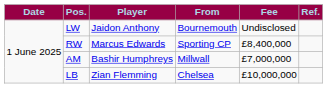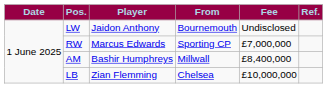(266, 43) £8,400,000 -> (266, 43) £7,000,000
(266, 59) £7,000,000 -> (266, 59) £8,400,000
